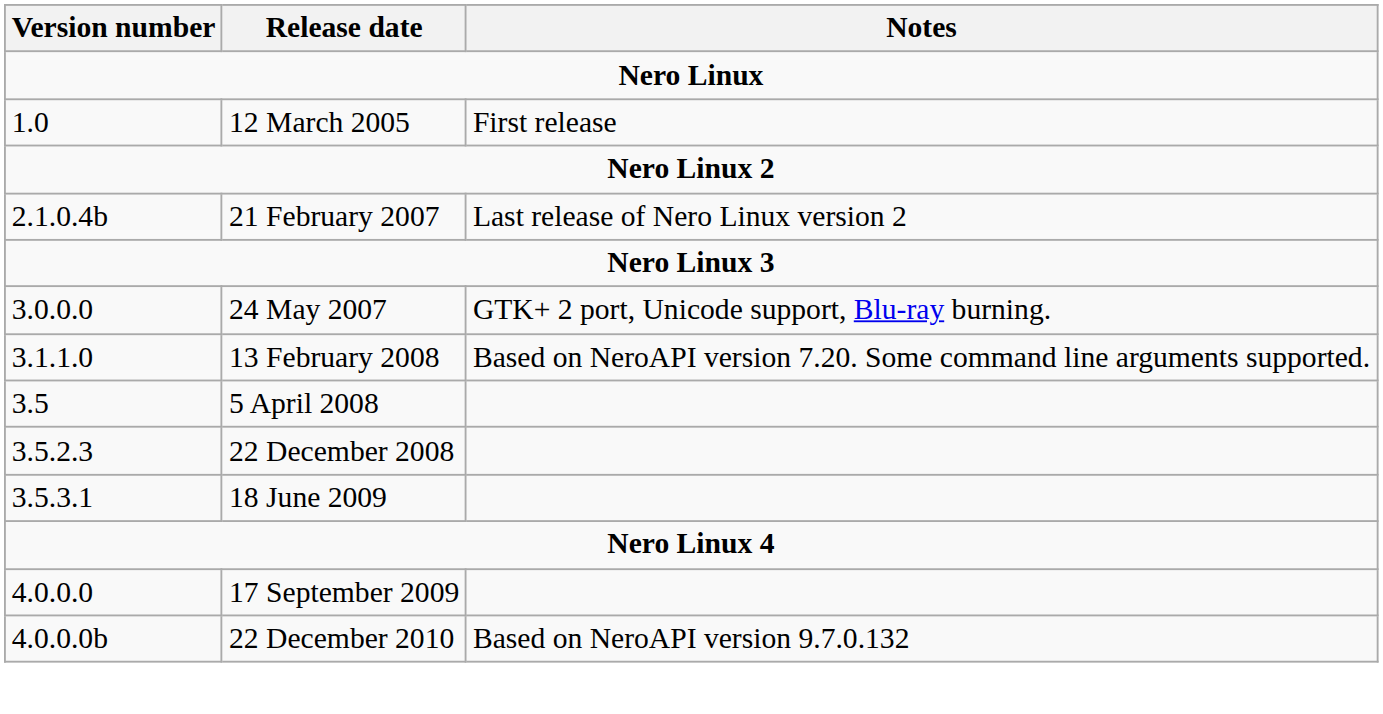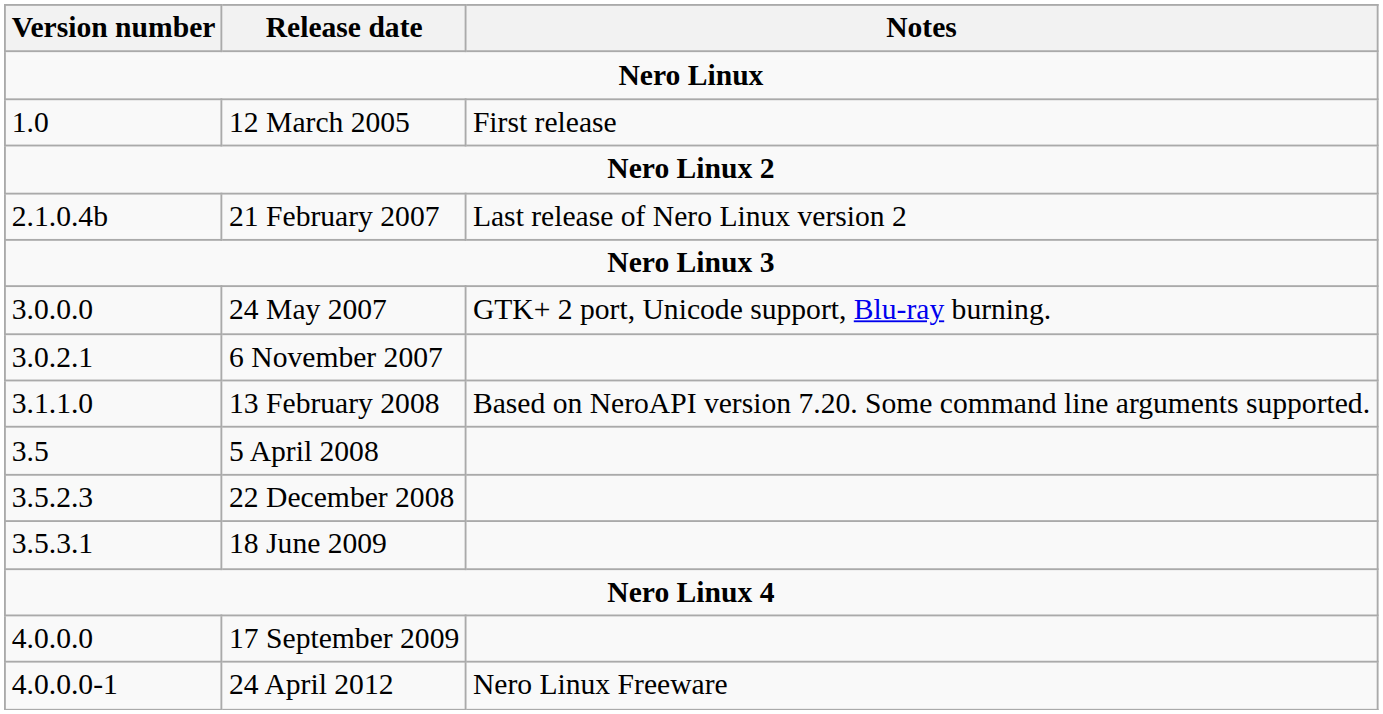+ row: (336, 356)
- row: (342, 638)
+ row: (311, 685)
